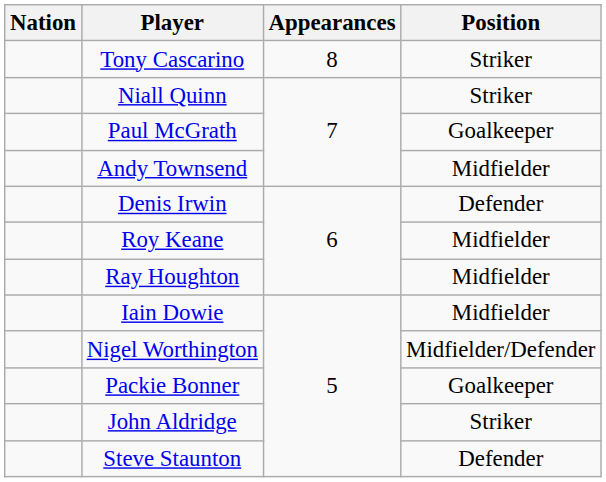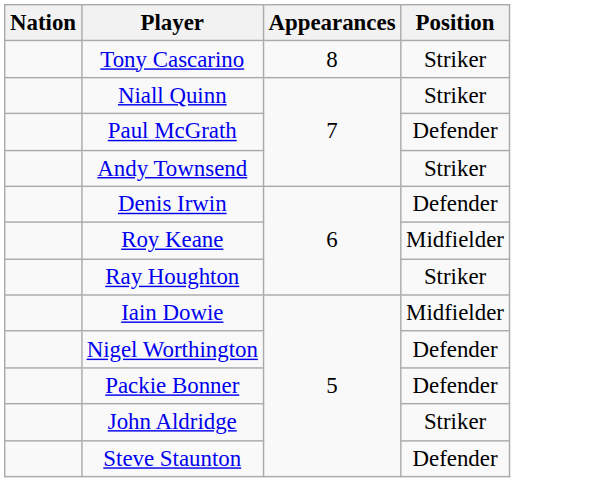(501, 131) Goalkeeper -> (455, 131) Defender
(501, 167) Midfielder -> (455, 167) Striker
(501, 276) Midfielder -> (455, 276) Striker
(501, 349) Midfielder/Defender -> (455, 349) Defender
(501, 385) Goalkeeper -> (455, 385) Defender
